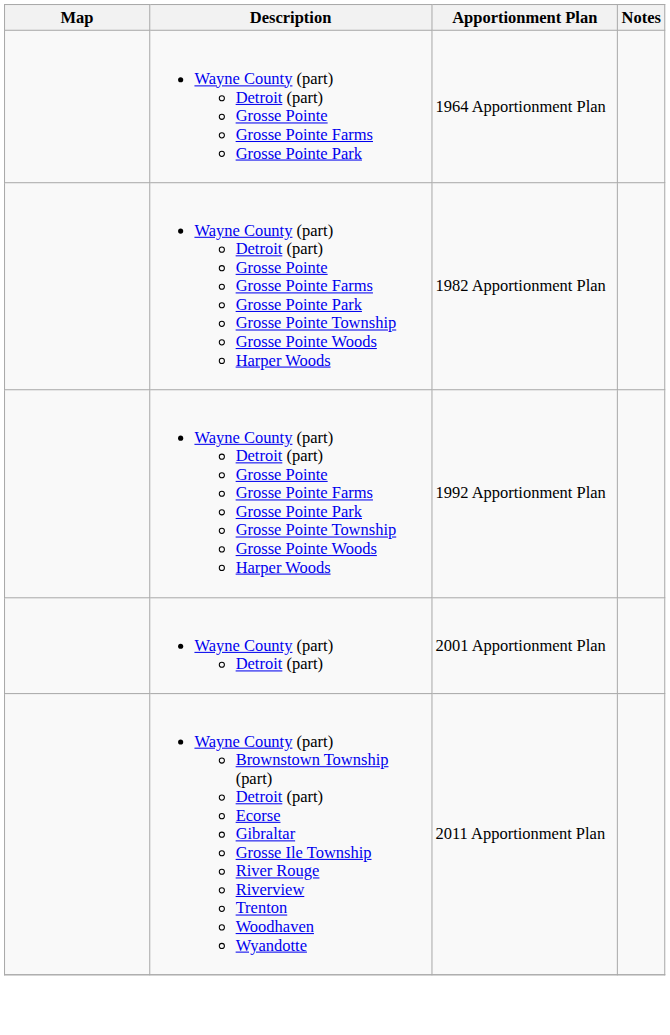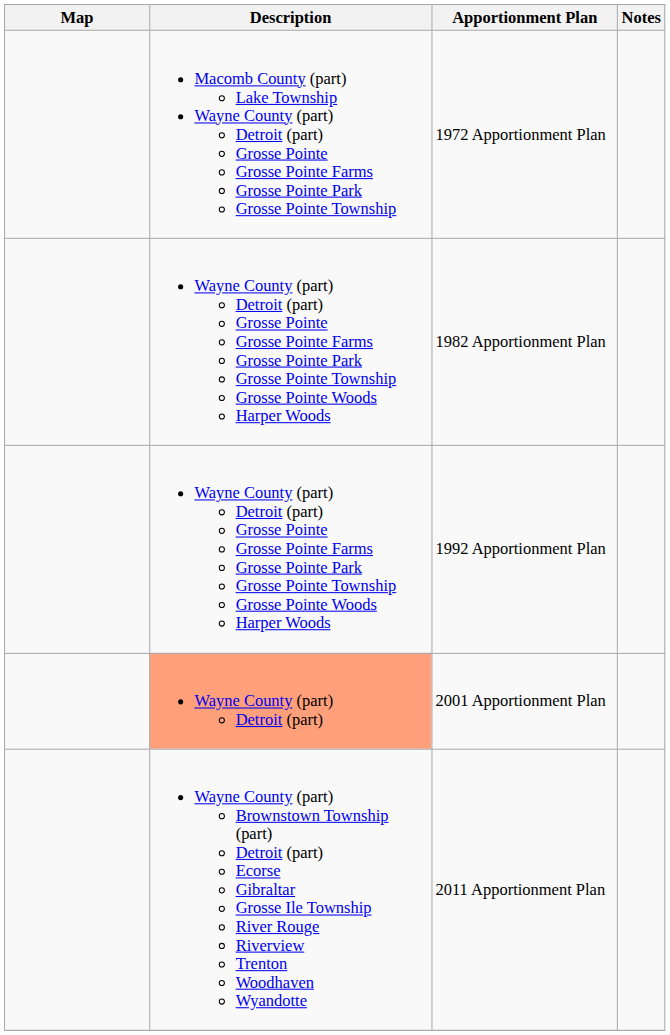- row: (521, 106)
+ row: (521, 134)
(291, 655) no background -> (291, 710) lightsalmon background
